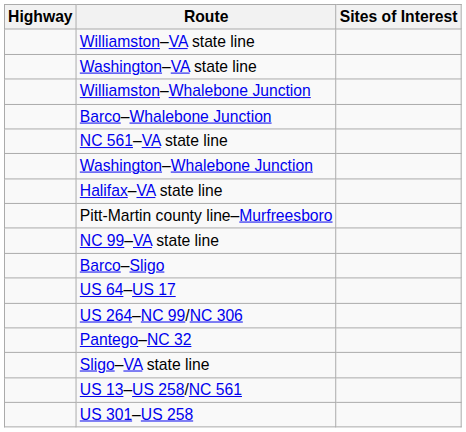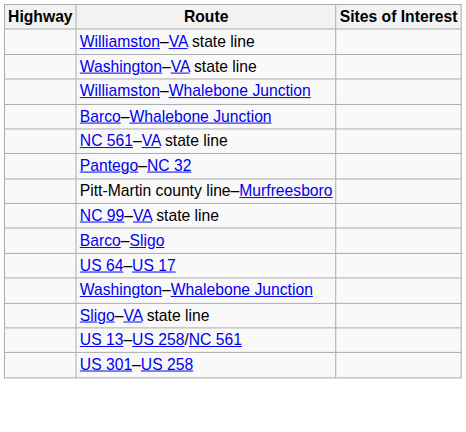rows swapped: (196, 166) <-> (136, 340)
- row: (151, 191)
- row: (161, 315)
